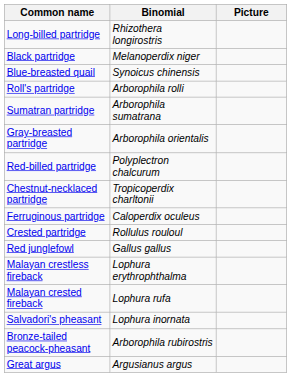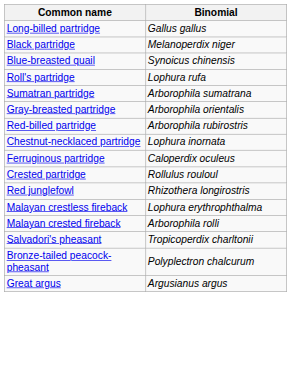- column: (251, 12)
(137, 34) Rhizothera longirostris -> (177, 28) Gallus gallus
(148, 89) Arborophila rolli -> (177, 77) Lophura rufa
(141, 166) Polyplectron chalcurum -> (198, 126) Arborophila rubirostris
(143, 194) Tropicoperdix charltonii -> (187, 142) Lophura inornata
(142, 248) Gallus gallus -> (199, 191) Rhizothera longirostris
(142, 298) Lophura rufa -> (183, 223) Arborophila rolli
(151, 320) Lophura inornata -> (200, 239) Tropicoperdix charltonii
(163, 342) Arborophila rubirostris -> (201, 261) Polyplectron chalcurum
